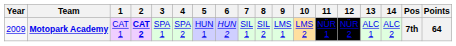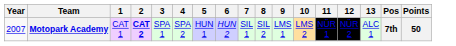- column: (392, 11)
(16, 29) 2009 -> (16, 29) 2007
(437, 29) 64 -> (416, 29) 50
